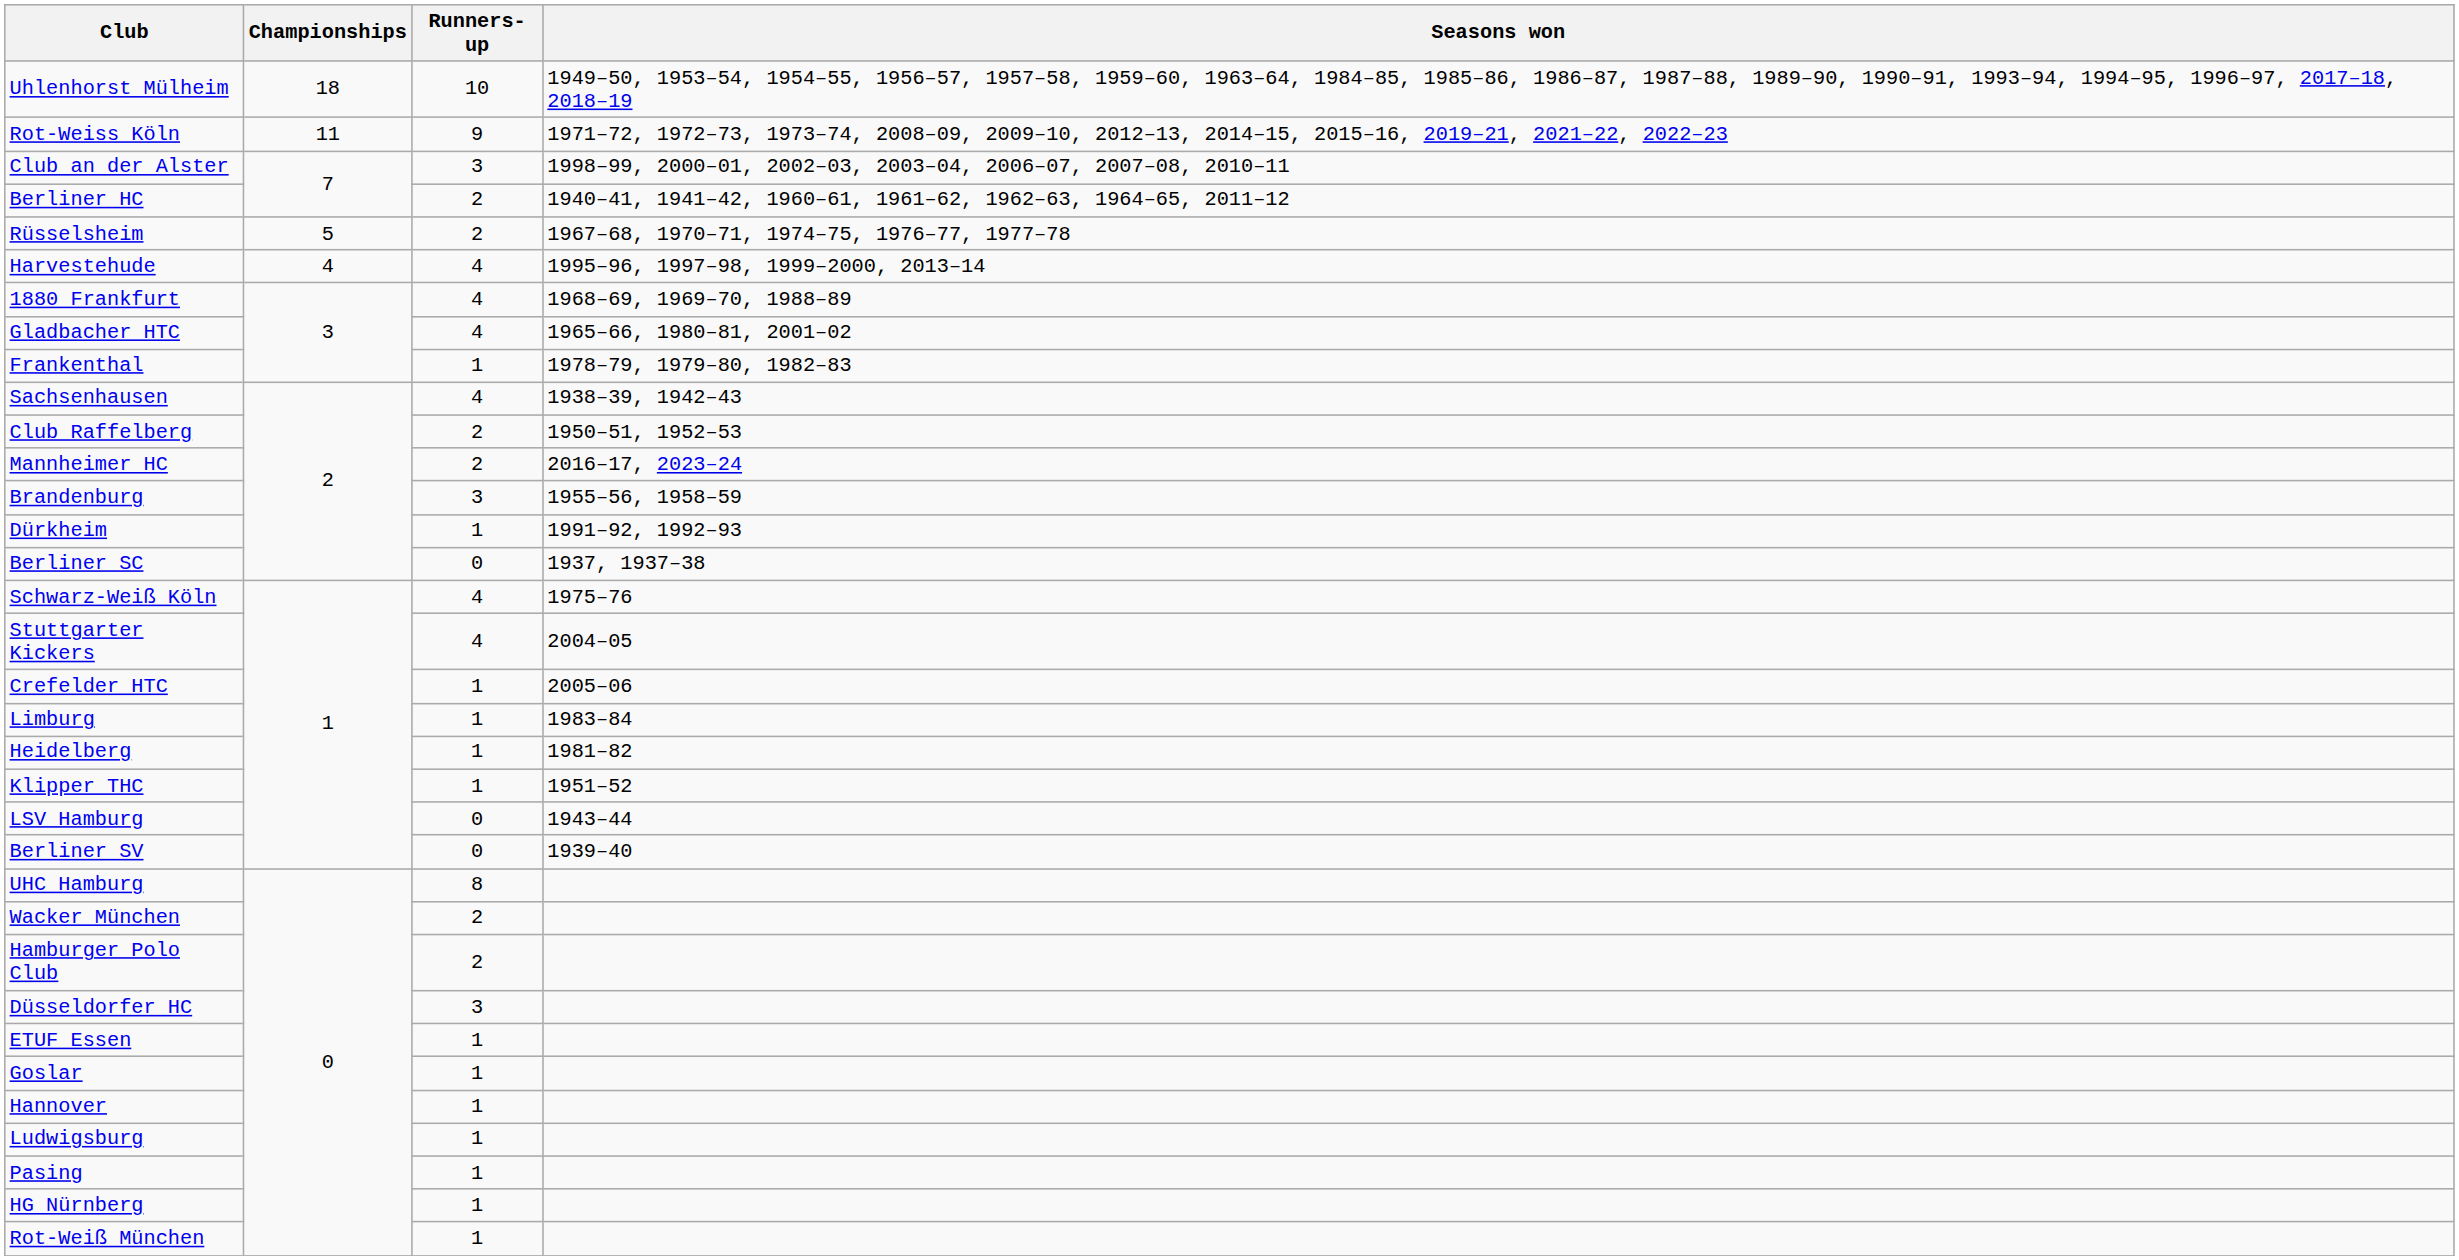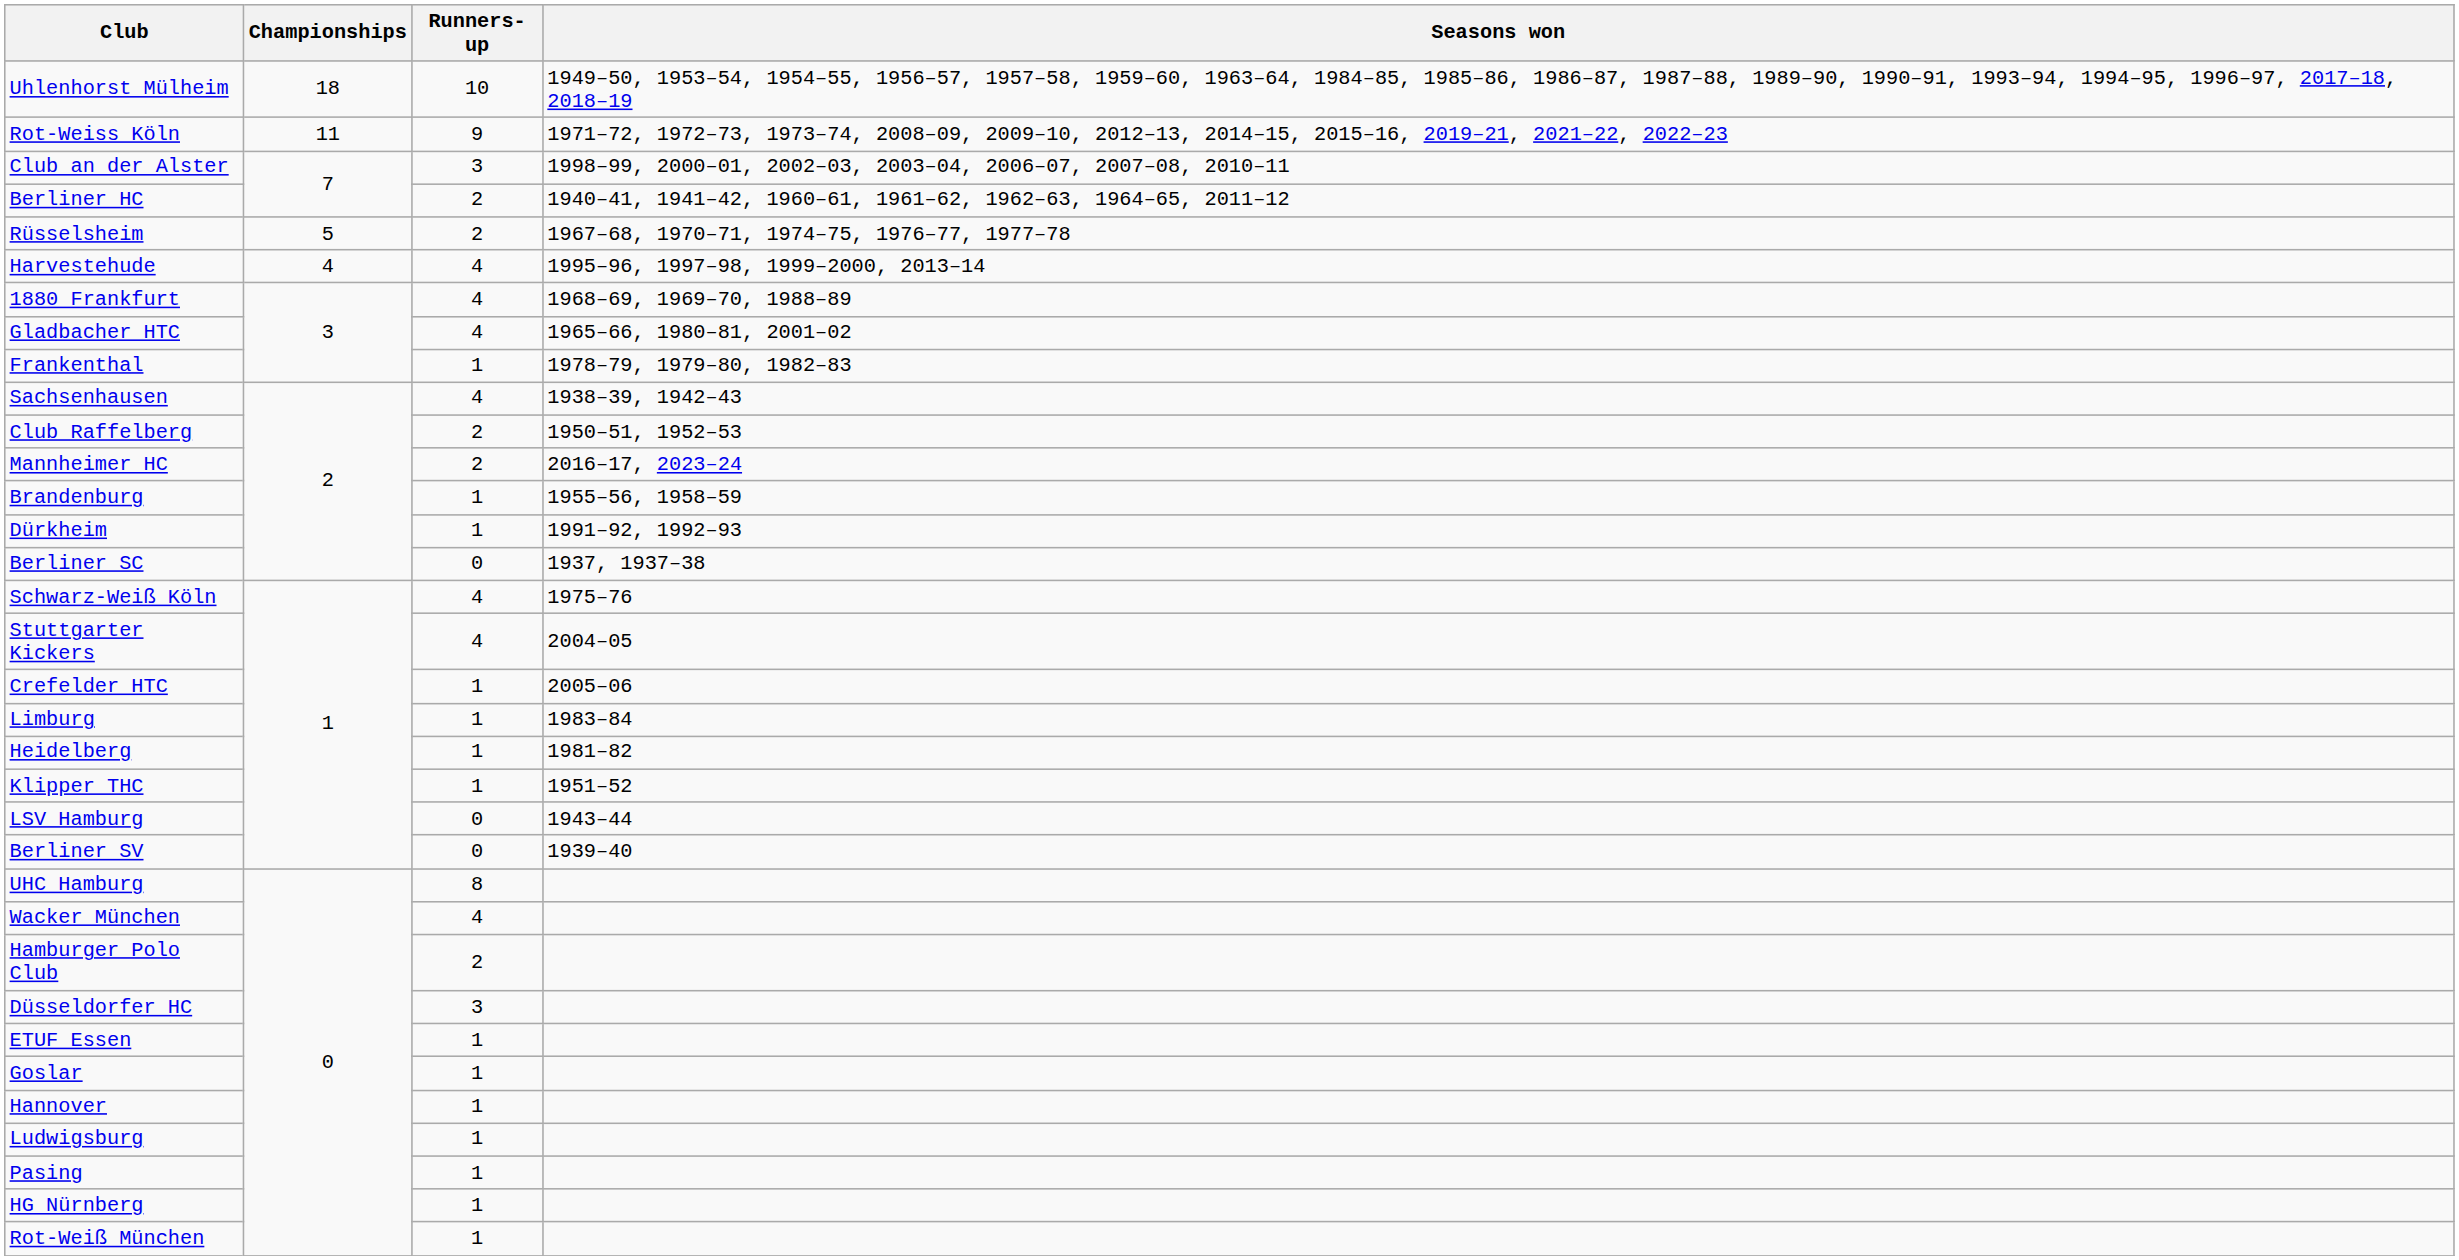(477, 498) 3 -> (477, 498) 1
(477, 918) 2 -> (477, 918) 4
